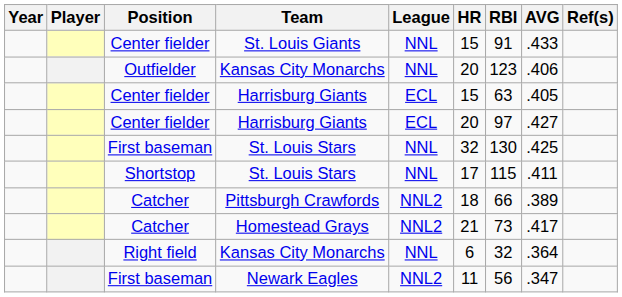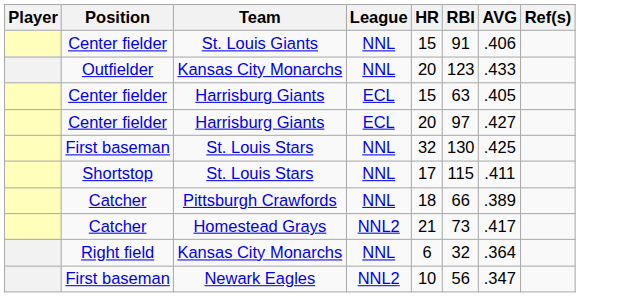- column: (26, 17)
(542, 43) .433 -> (500, 43) .406
(542, 69) .406 -> (500, 69) .433
(421, 200) NNL2 -> (379, 200) NNL
(469, 278) 11 -> (427, 278) 10
